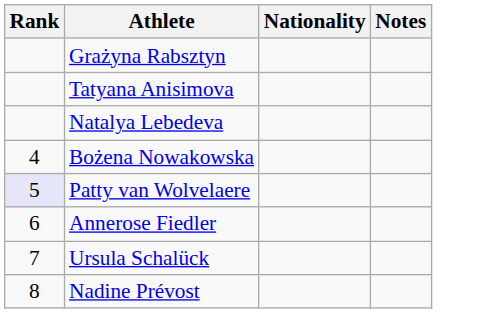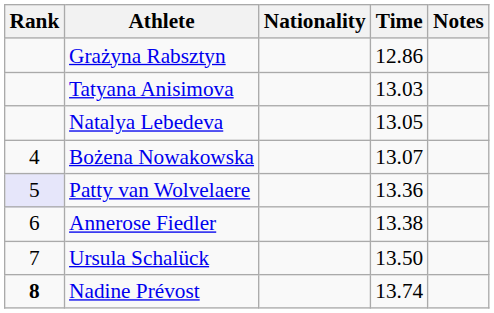+ column: (399, 21)
(34, 291) normal -> (34, 291) bold
